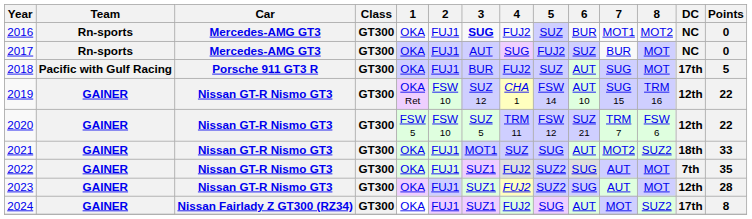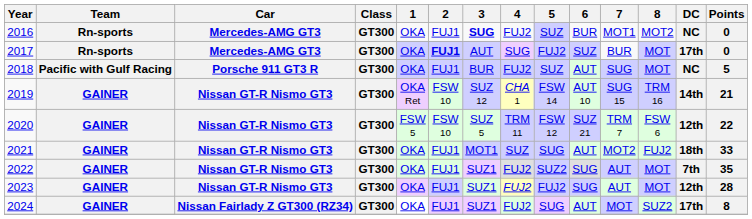(445, 50) normal -> (446, 50) bold
(691, 50) NC -> (691, 50) 17th
(691, 69) 17th -> (691, 69) NC
(691, 93) 12th -> (691, 93) 14th
(726, 93) 22 -> (727, 93) 21
(657, 150) SUZ2 -> (657, 150) FUJ2
(551, 187) SUZ2 -> (552, 187) FUJ2
